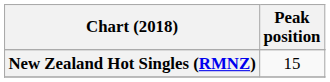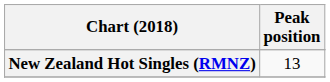(292, 63) 15 -> (292, 63) 13
